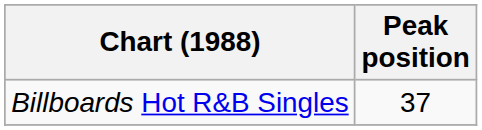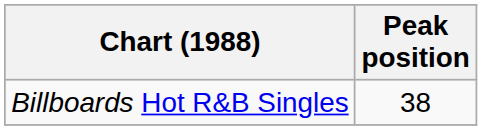(416, 102) 37 -> (416, 102) 38
